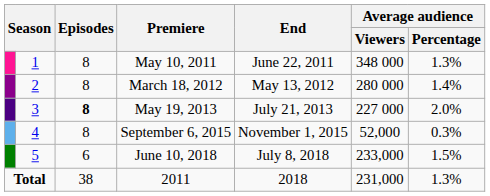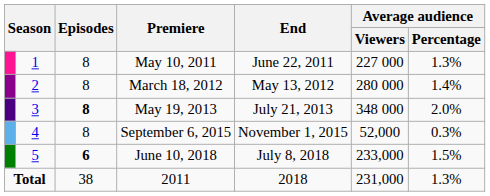(380, 62) 348 000 -> (380, 62) 227 000
(380, 109) 227 000 -> (380, 109) 348 000
(86, 156) normal -> (86, 156) bold
